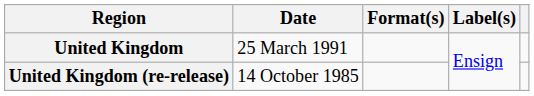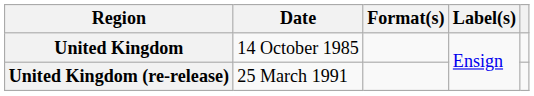(293, 47) 25 March 1991 -> (298, 47) 14 October 1985
(298, 76) 14 October 1985 -> (293, 76) 25 March 1991
